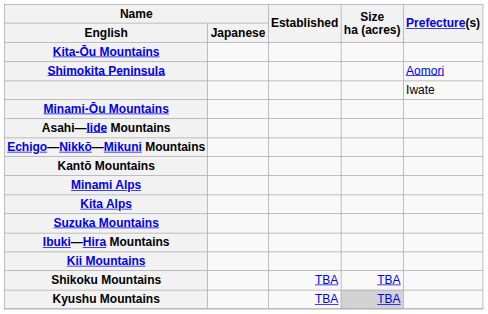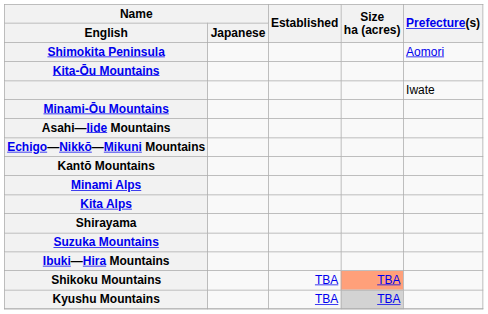rows swapped: (106, 71) <-> (106, 52)
+ row: (106, 223)
- row: (106, 261)
(389, 280) no background -> (389, 280) lightsalmon background
